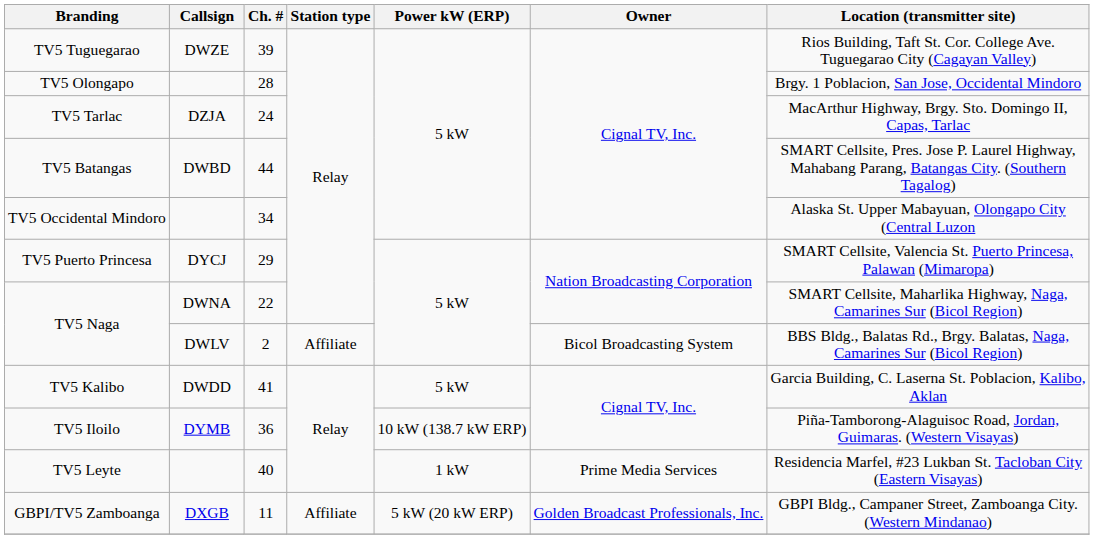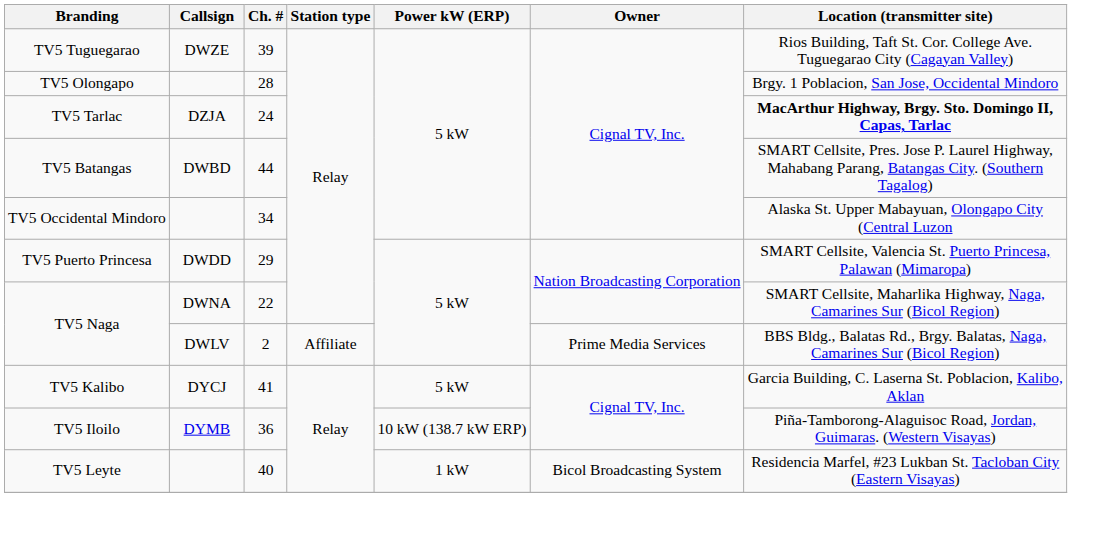(928, 116) normal -> (905, 116) bold
(207, 260) DYCJ -> (207, 260) DWDD
(648, 344) Bicol Broadcasting System -> (637, 344) Prime Media Services
(207, 386) DWDD -> (207, 386) DYCJ
(648, 470) Prime Media Services -> (637, 470) Bicol Broadcasting System
- row: (87, 512)
